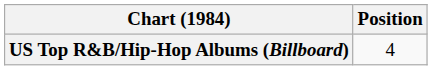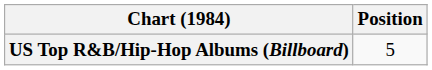(390, 49) 4 -> (390, 49) 5
